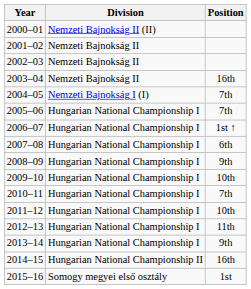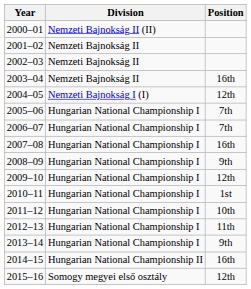(226, 95) 7th -> (226, 95) 12th
(226, 128) 1st ↑ -> (226, 128) 7th
(226, 144) 6th -> (226, 144) 16th
(226, 177) 10th -> (226, 177) 12th
(226, 194) 7th -> (226, 194) 1st
(226, 276) 1st -> (226, 276) 12th
